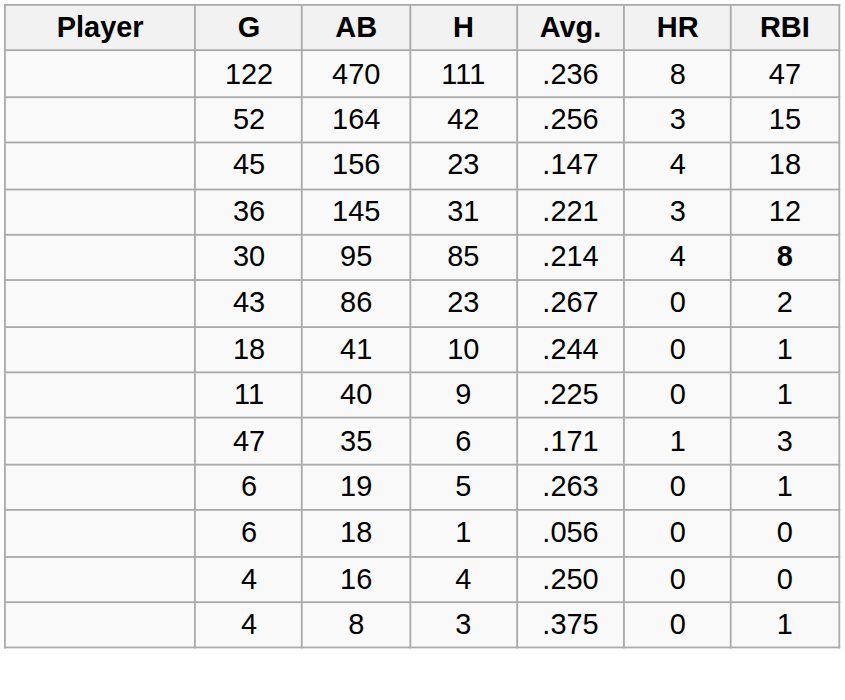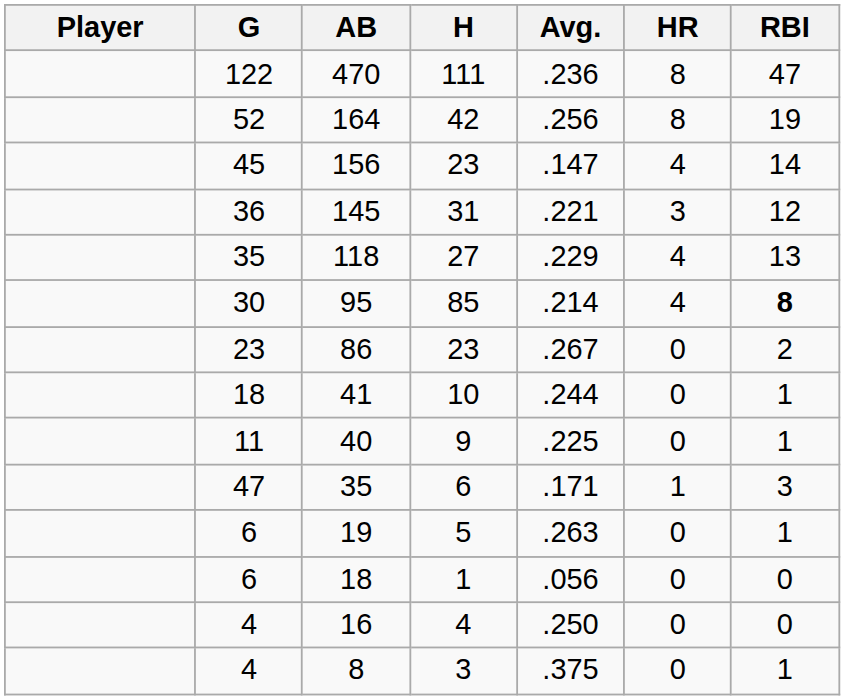(678, 119) 3 -> (678, 119) 8
(785, 119) 15 -> (785, 119) 19
(785, 165) 18 -> (785, 165) 14
+ row: (356, 257)
(249, 303) 43 -> (249, 348) 23
